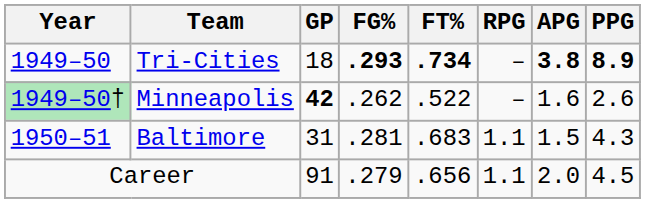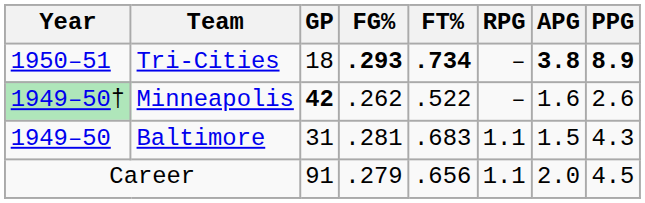(61, 63) 1949–50 -> (61, 63) 1950–51
(61, 140) 1950–51 -> (61, 140) 1949–50
